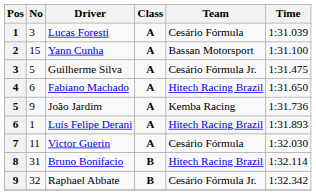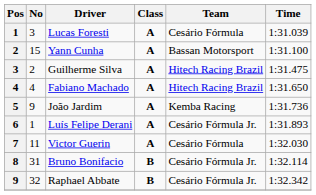(32, 69) 5 -> (32, 69) 2
(213, 69) Cesário Fórmula Jr. -> (216, 69) Hitech Racing Brazil
(32, 88) 6 -> (32, 88) 4
(216, 125) Hitech Racing Brazil -> (213, 125) Cesário Fórmula Jr.
(216, 162) Hitech Racing Brazil -> (213, 162) Cesário Fórmula Jr.
